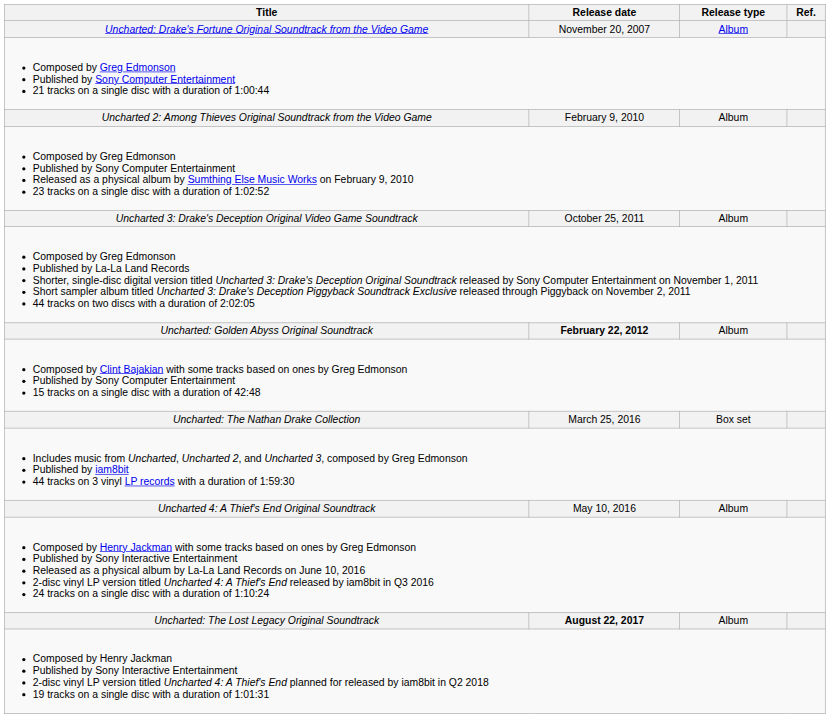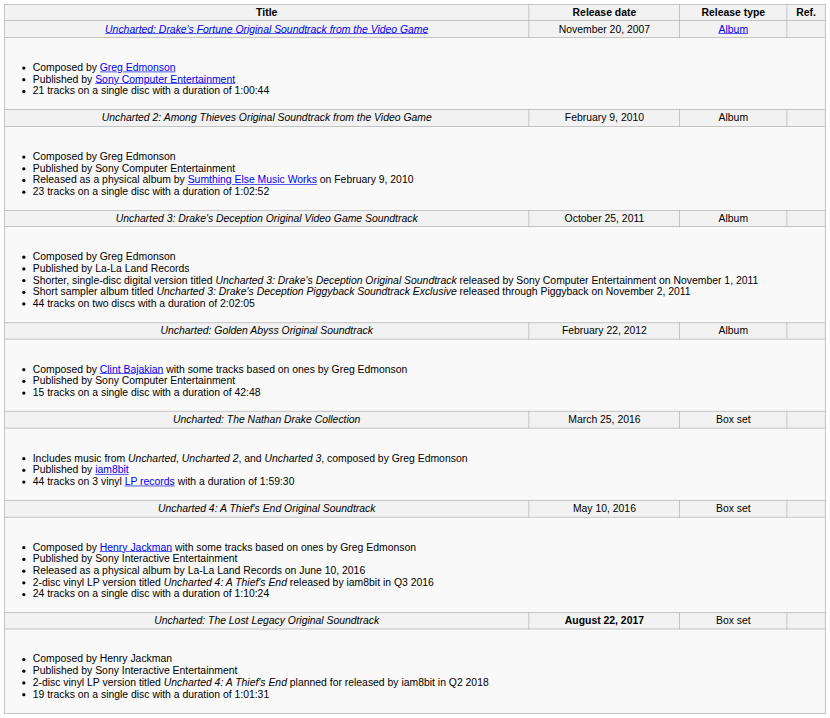(604, 331) bold -> (604, 331) normal
(733, 508) Album -> (733, 508) Box set
(733, 621) Album -> (733, 621) Box set
